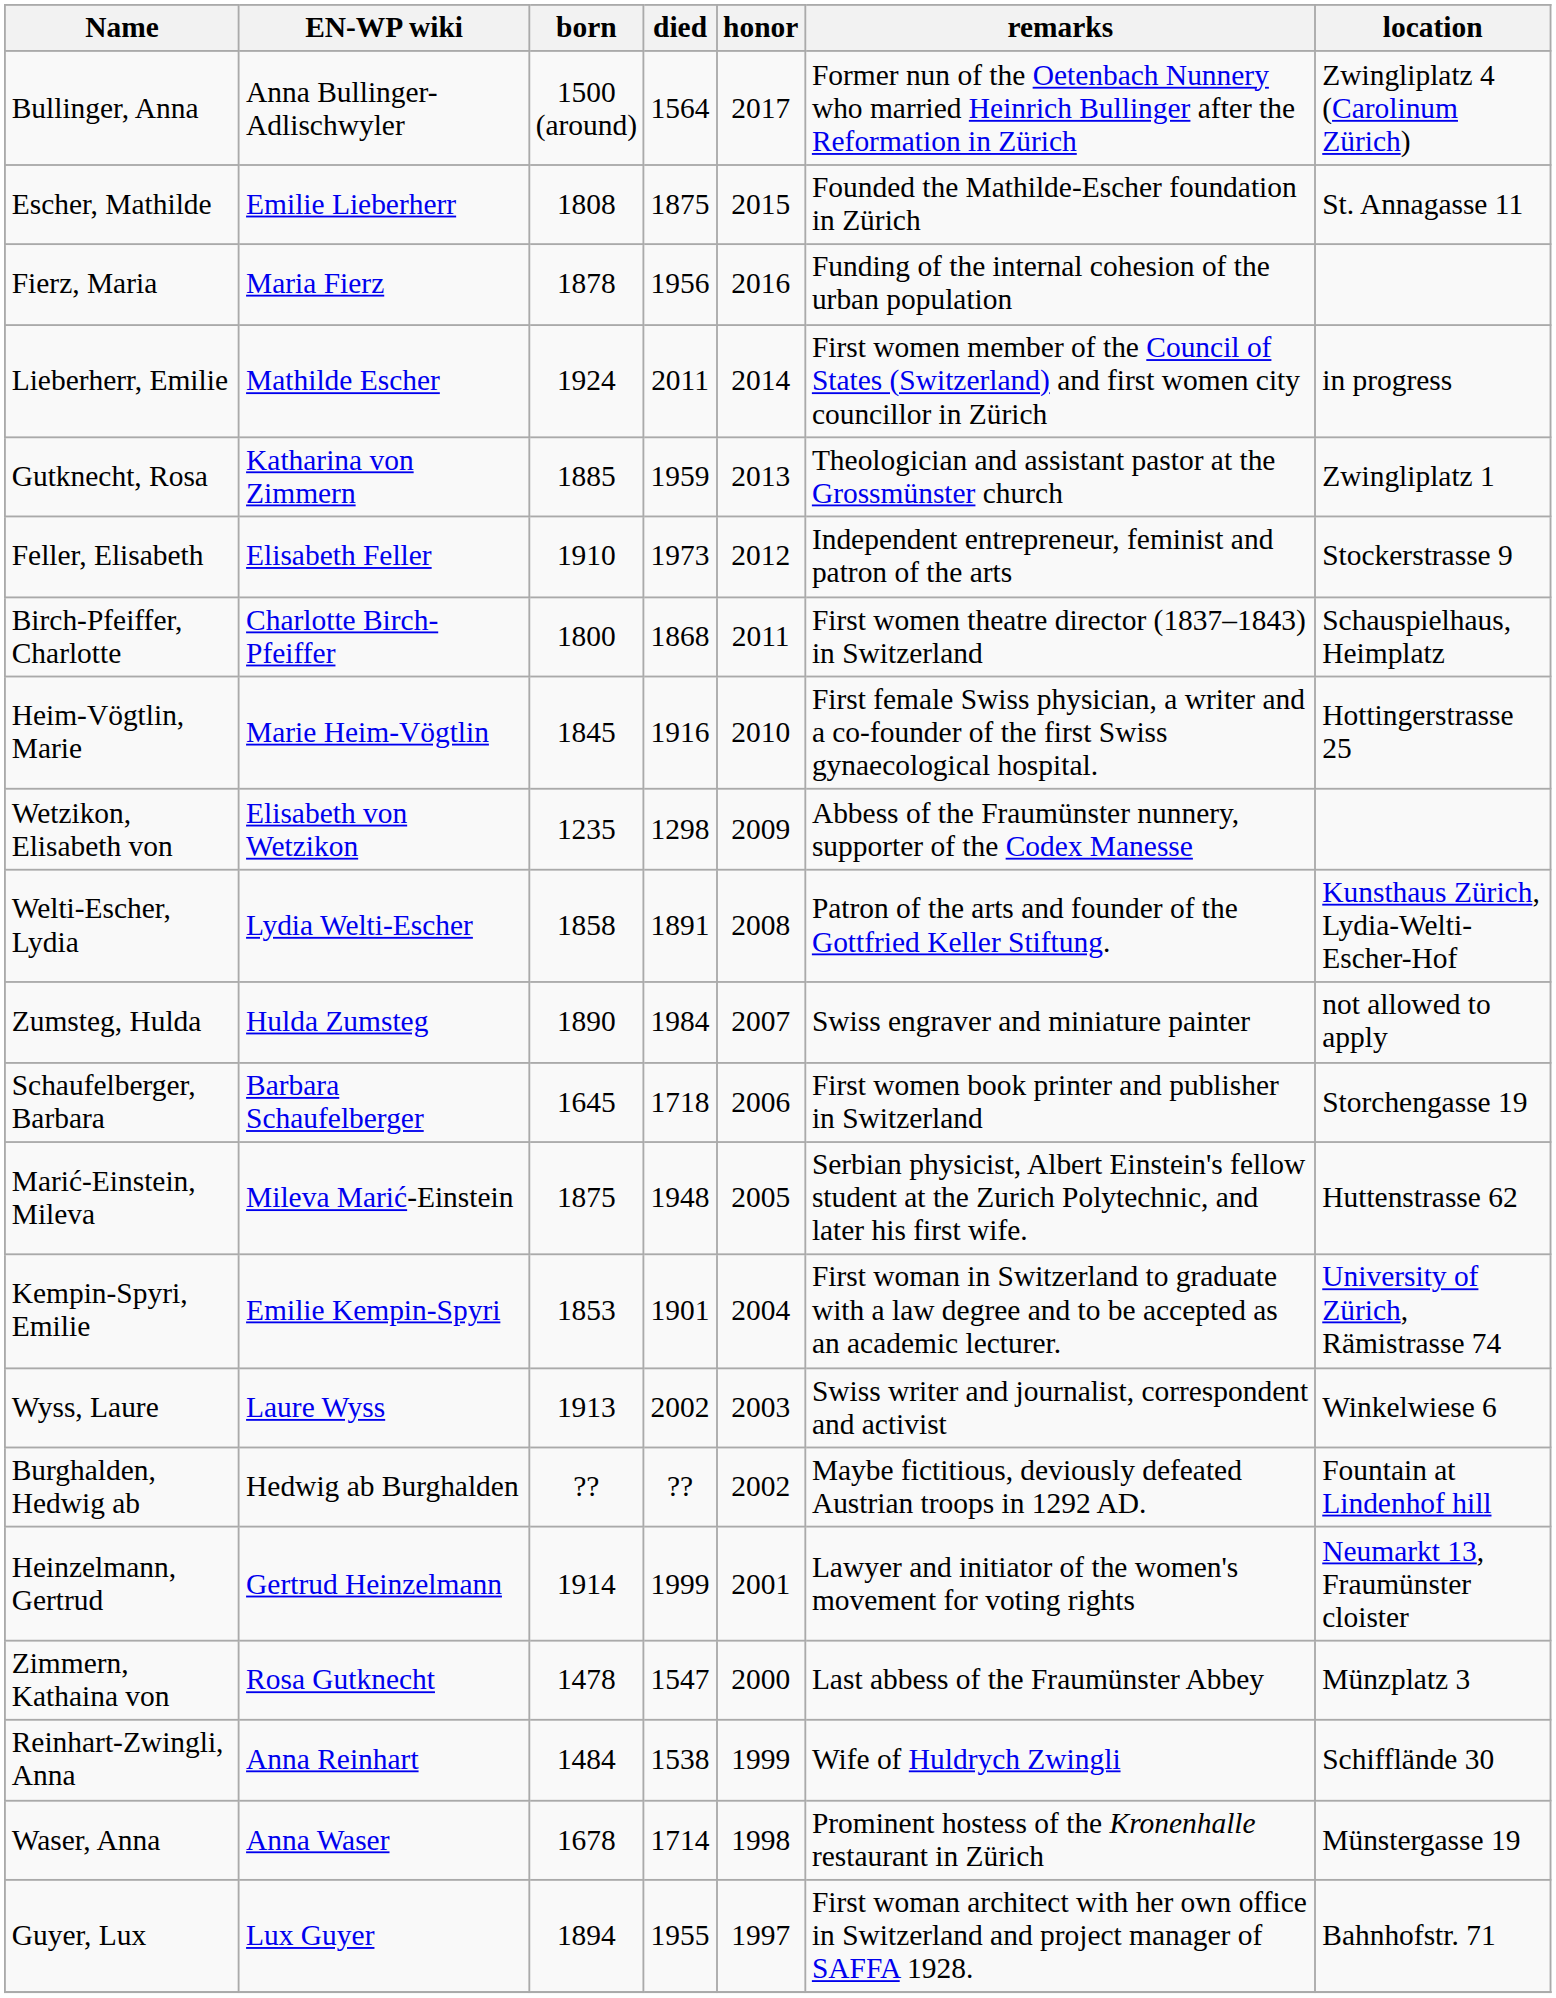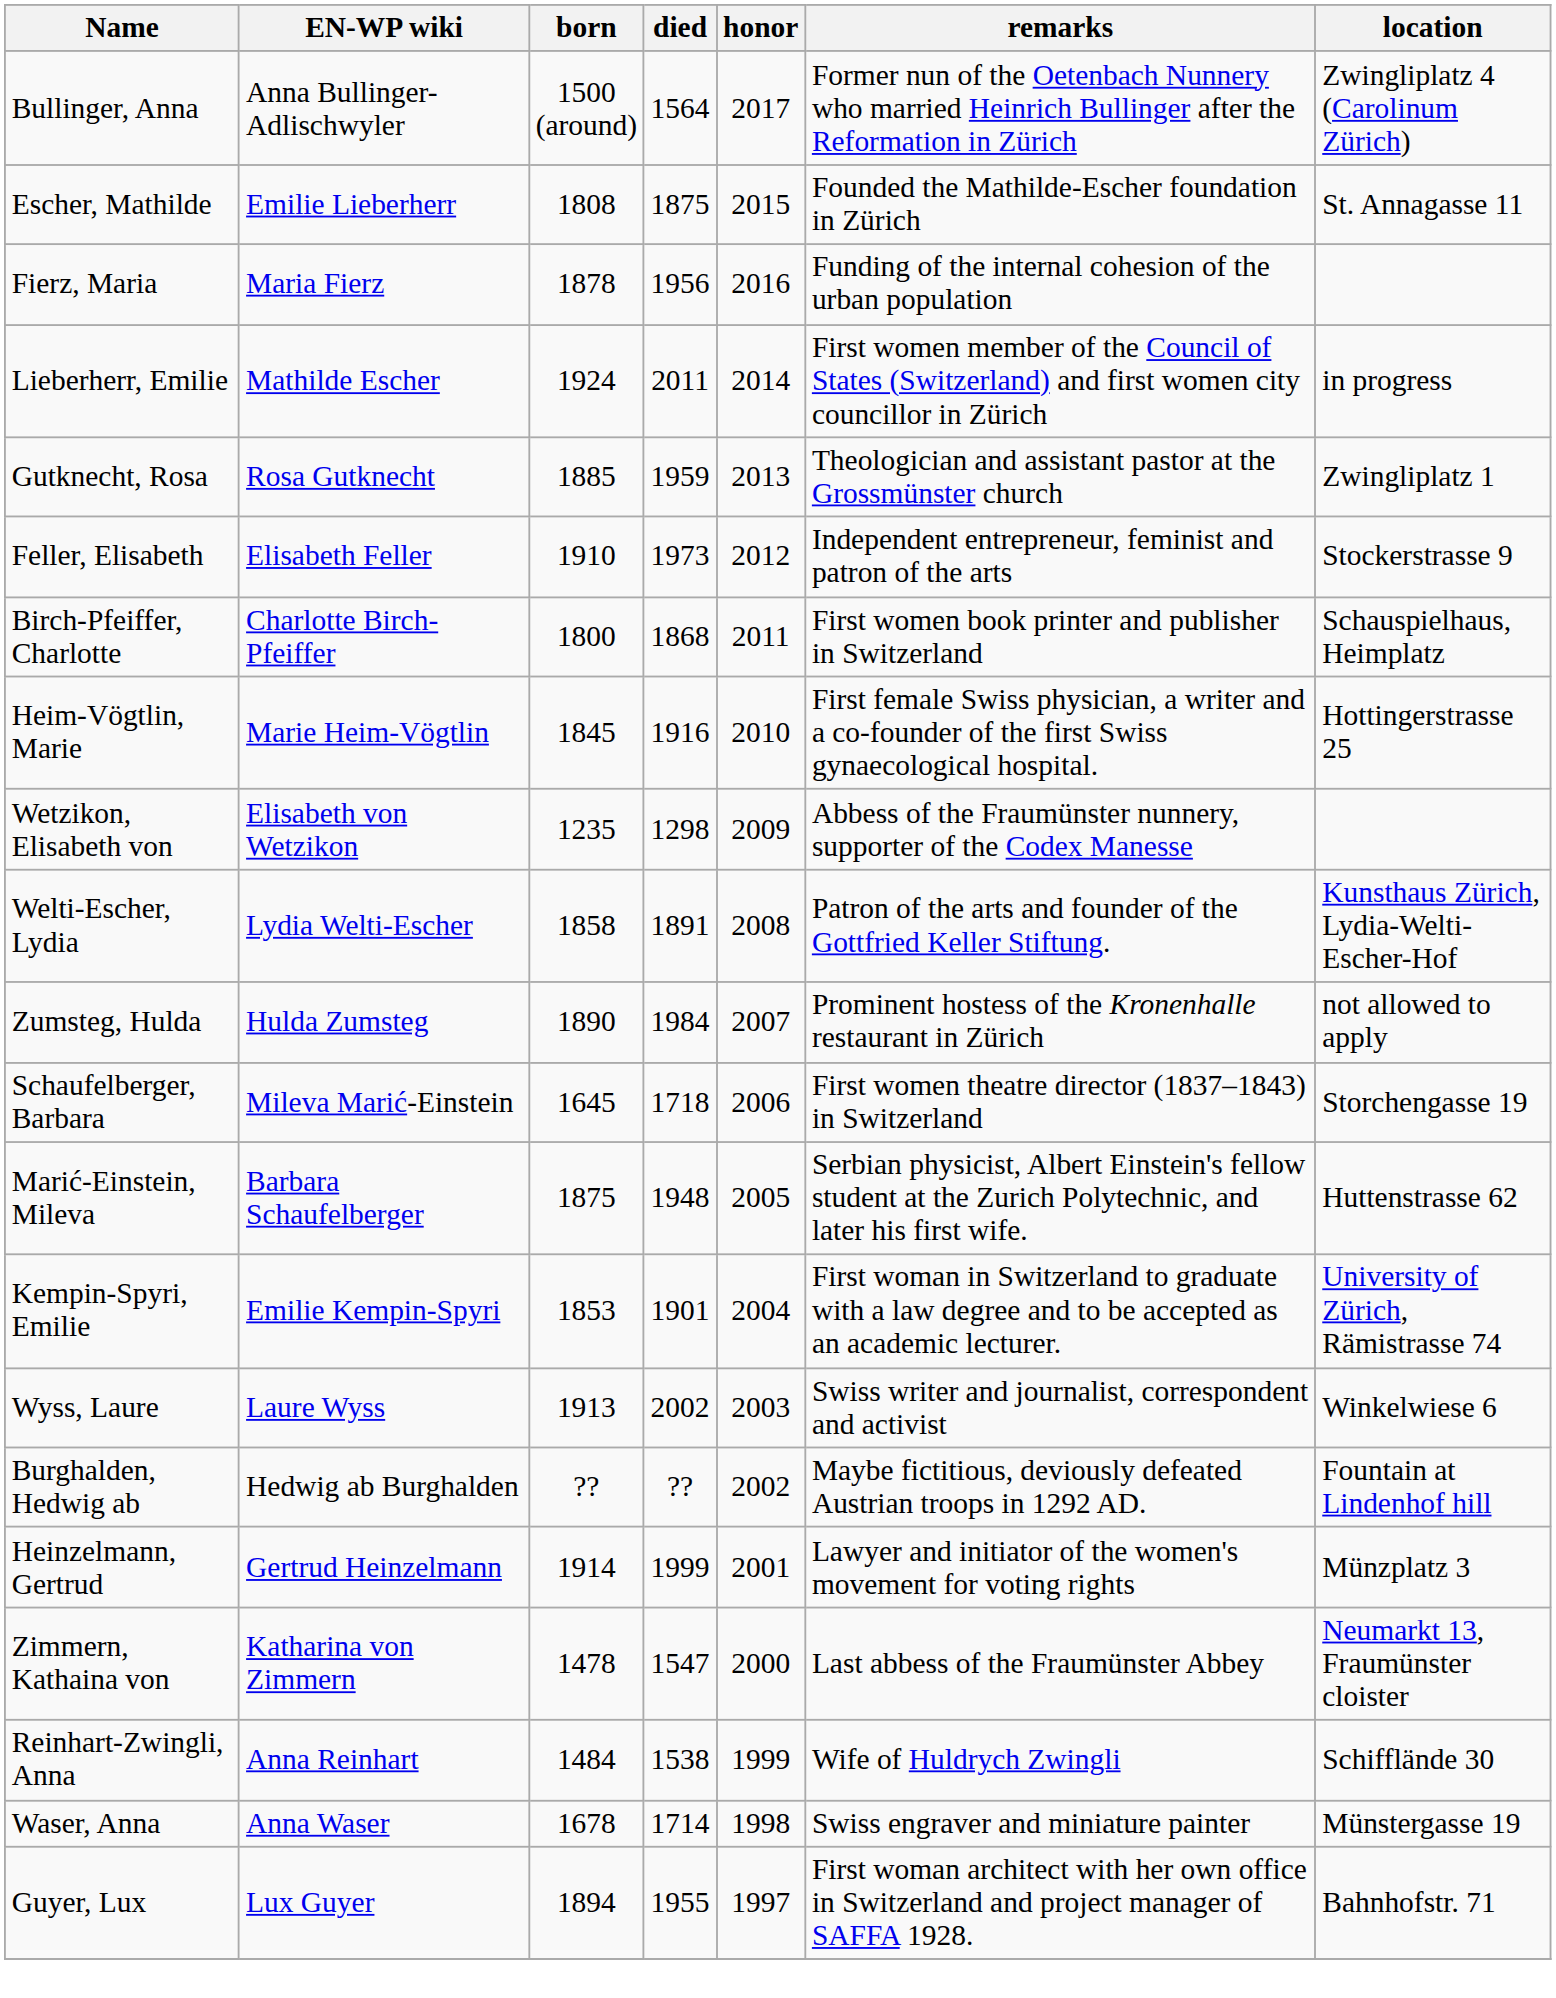(330, 476) Katharina von Zimmern -> (341, 476) Rosa Gutknecht
(1059, 636) First women theatre director (1837–1843) in Switzerland -> (1045, 636) First women book printer and publisher in Switzerland
(1031, 1021) Swiss engraver and miniature painter -> (1034, 1021) Prominent hostess of the Kronenhalle restaurant in Zürich
(335, 1101) Barbara Schaufelberger -> (380, 1101) Mileva Marić-Einstein
(1045, 1101) First women book printer and publisher in Switzerland -> (1059, 1101) First women theatre director (1837–1843) in Switzerland
(380, 1197) Mileva Marić-Einstein -> (335, 1197) Barbara Schaufelberger
(1403, 1583) Neumarkt 13, Fraumünster cloister -> (1396, 1566) Münzplatz 3
(341, 1679) Rosa Gutknecht -> (330, 1663) Katharina von Zimmern
(1396, 1679) Münzplatz 3 -> (1403, 1663) Neumarkt 13, Fraumünster cloister
(1034, 1839) Prominent hostess of the Kronenhalle restaurant in Zürich -> (1031, 1822) Swiss engraver and miniature painter
